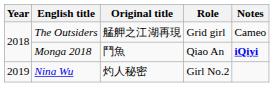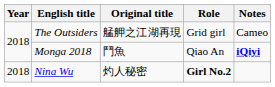(18, 71) 2019 -> (18, 71) 2018
(208, 71) normal -> (209, 71) bold
